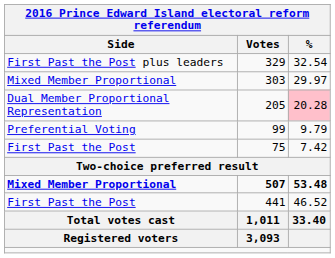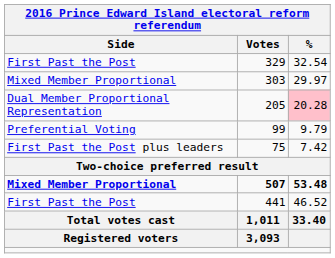(115, 63) First Past the Post plus leaders -> (71, 63) First Past the Post
(71, 148) First Past the Post -> (115, 148) First Past the Post plus leaders
